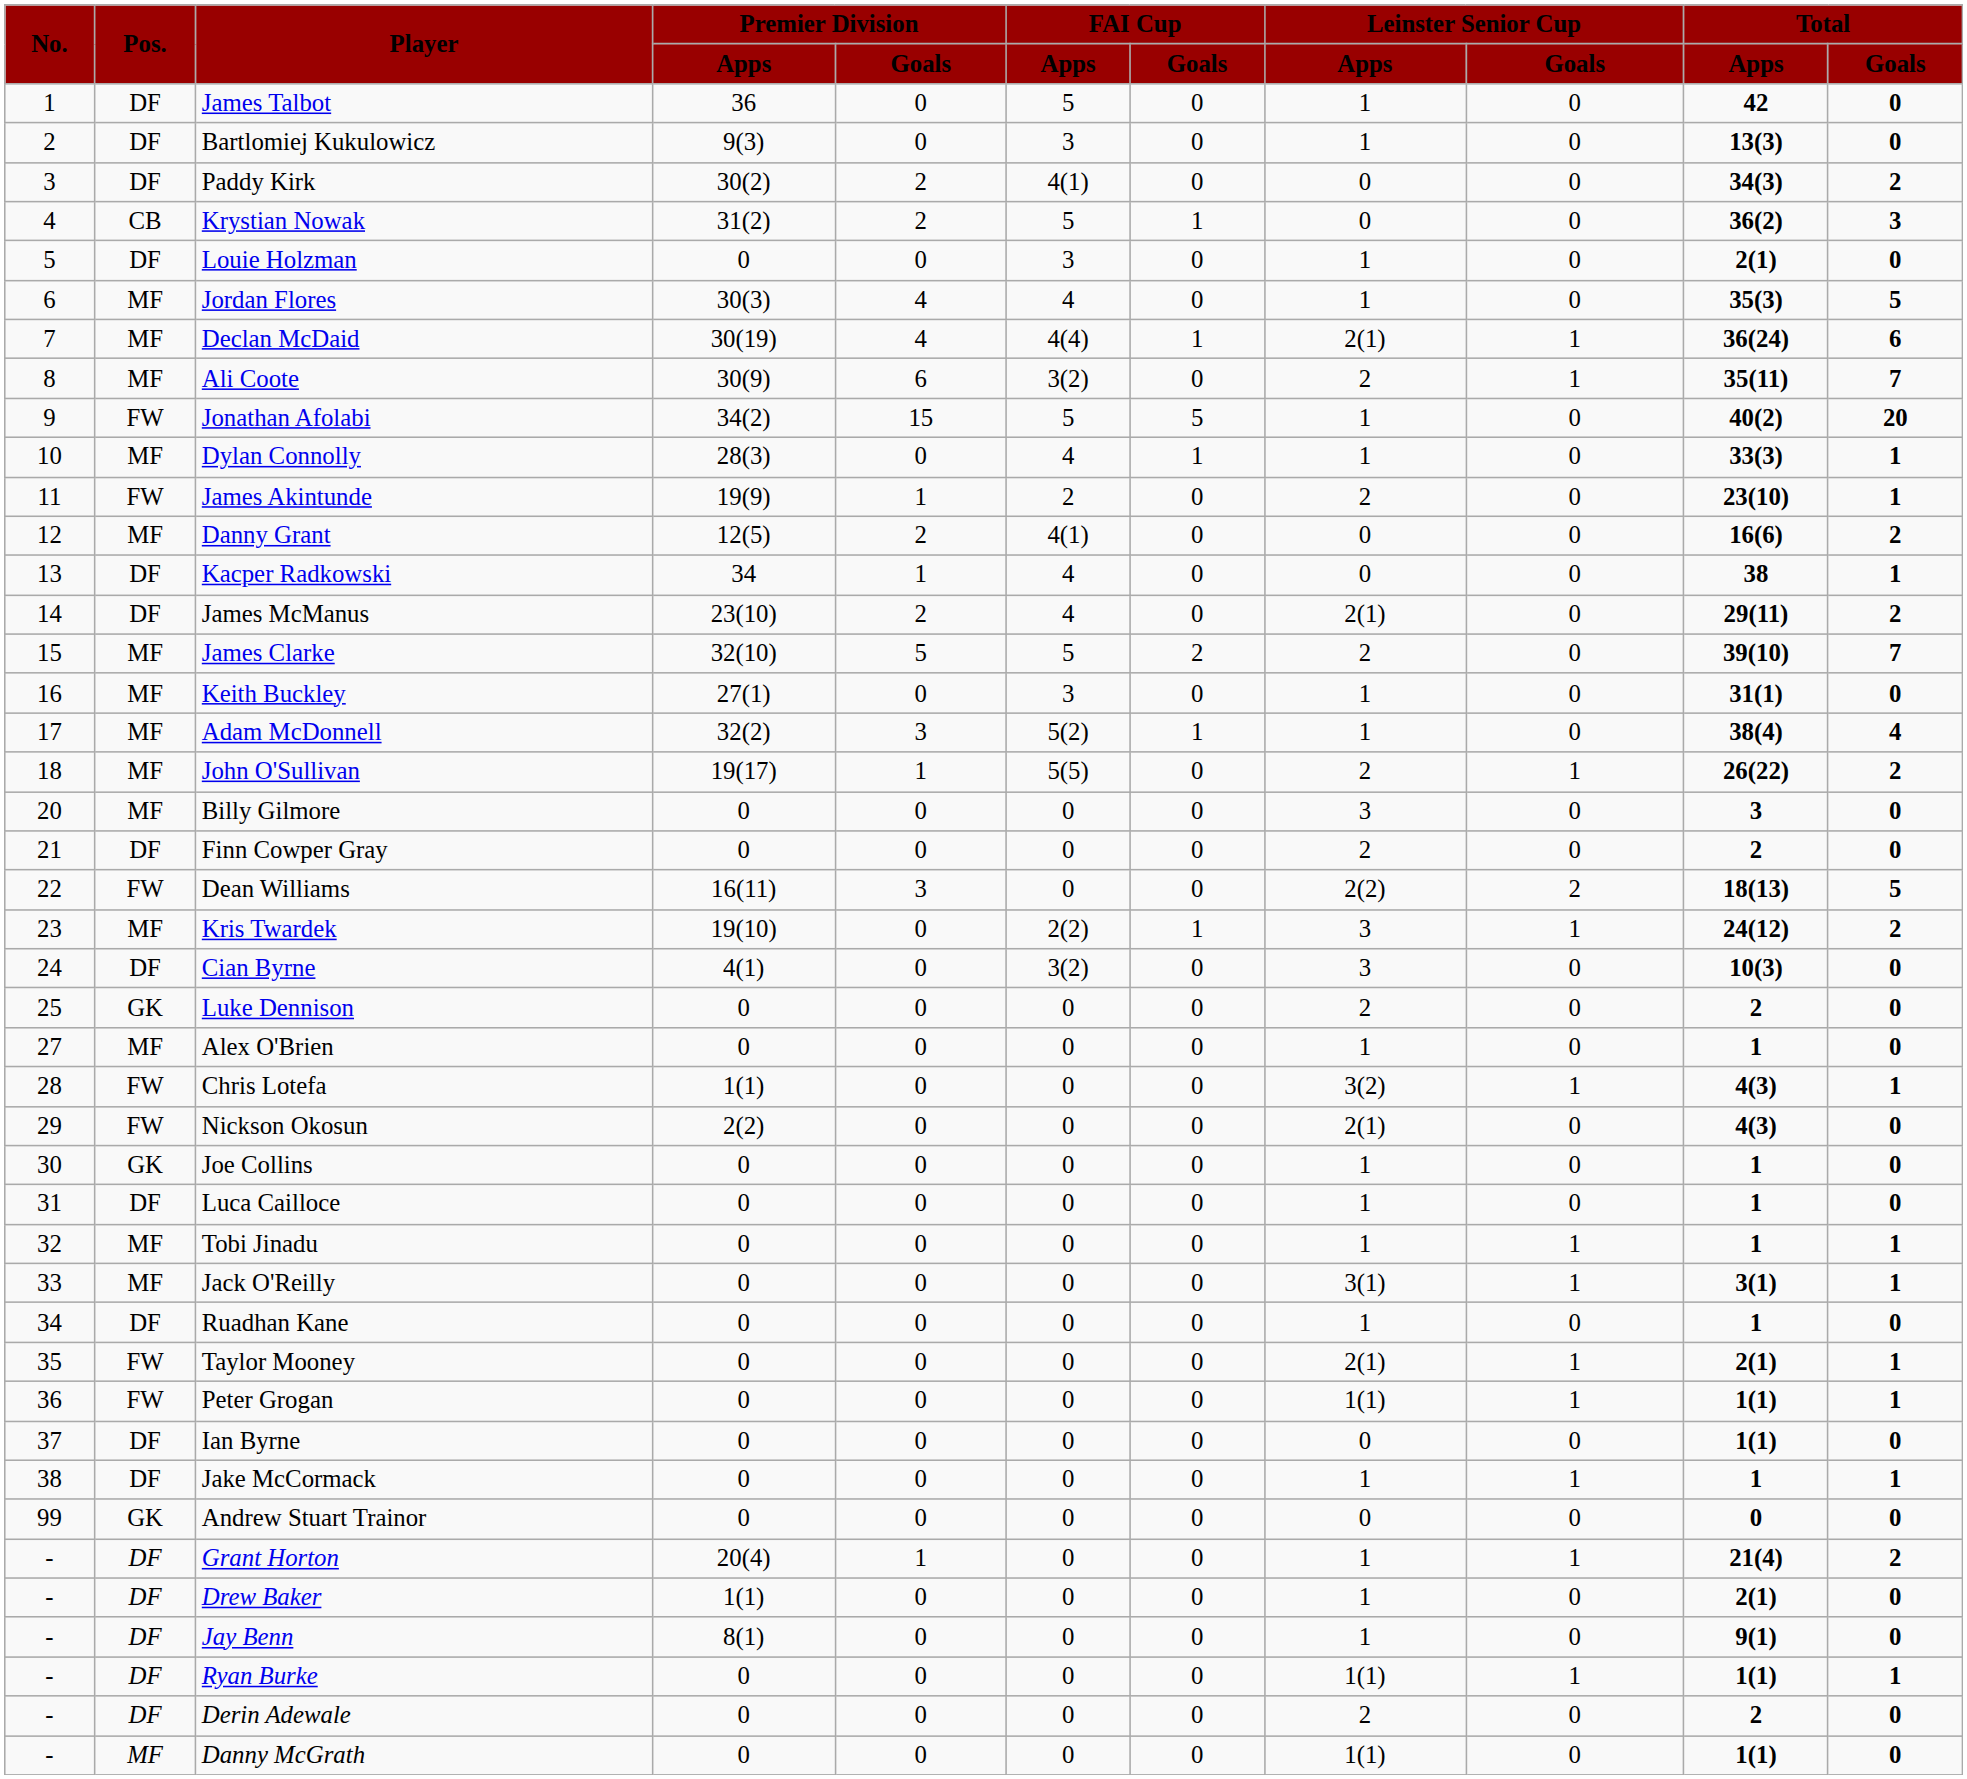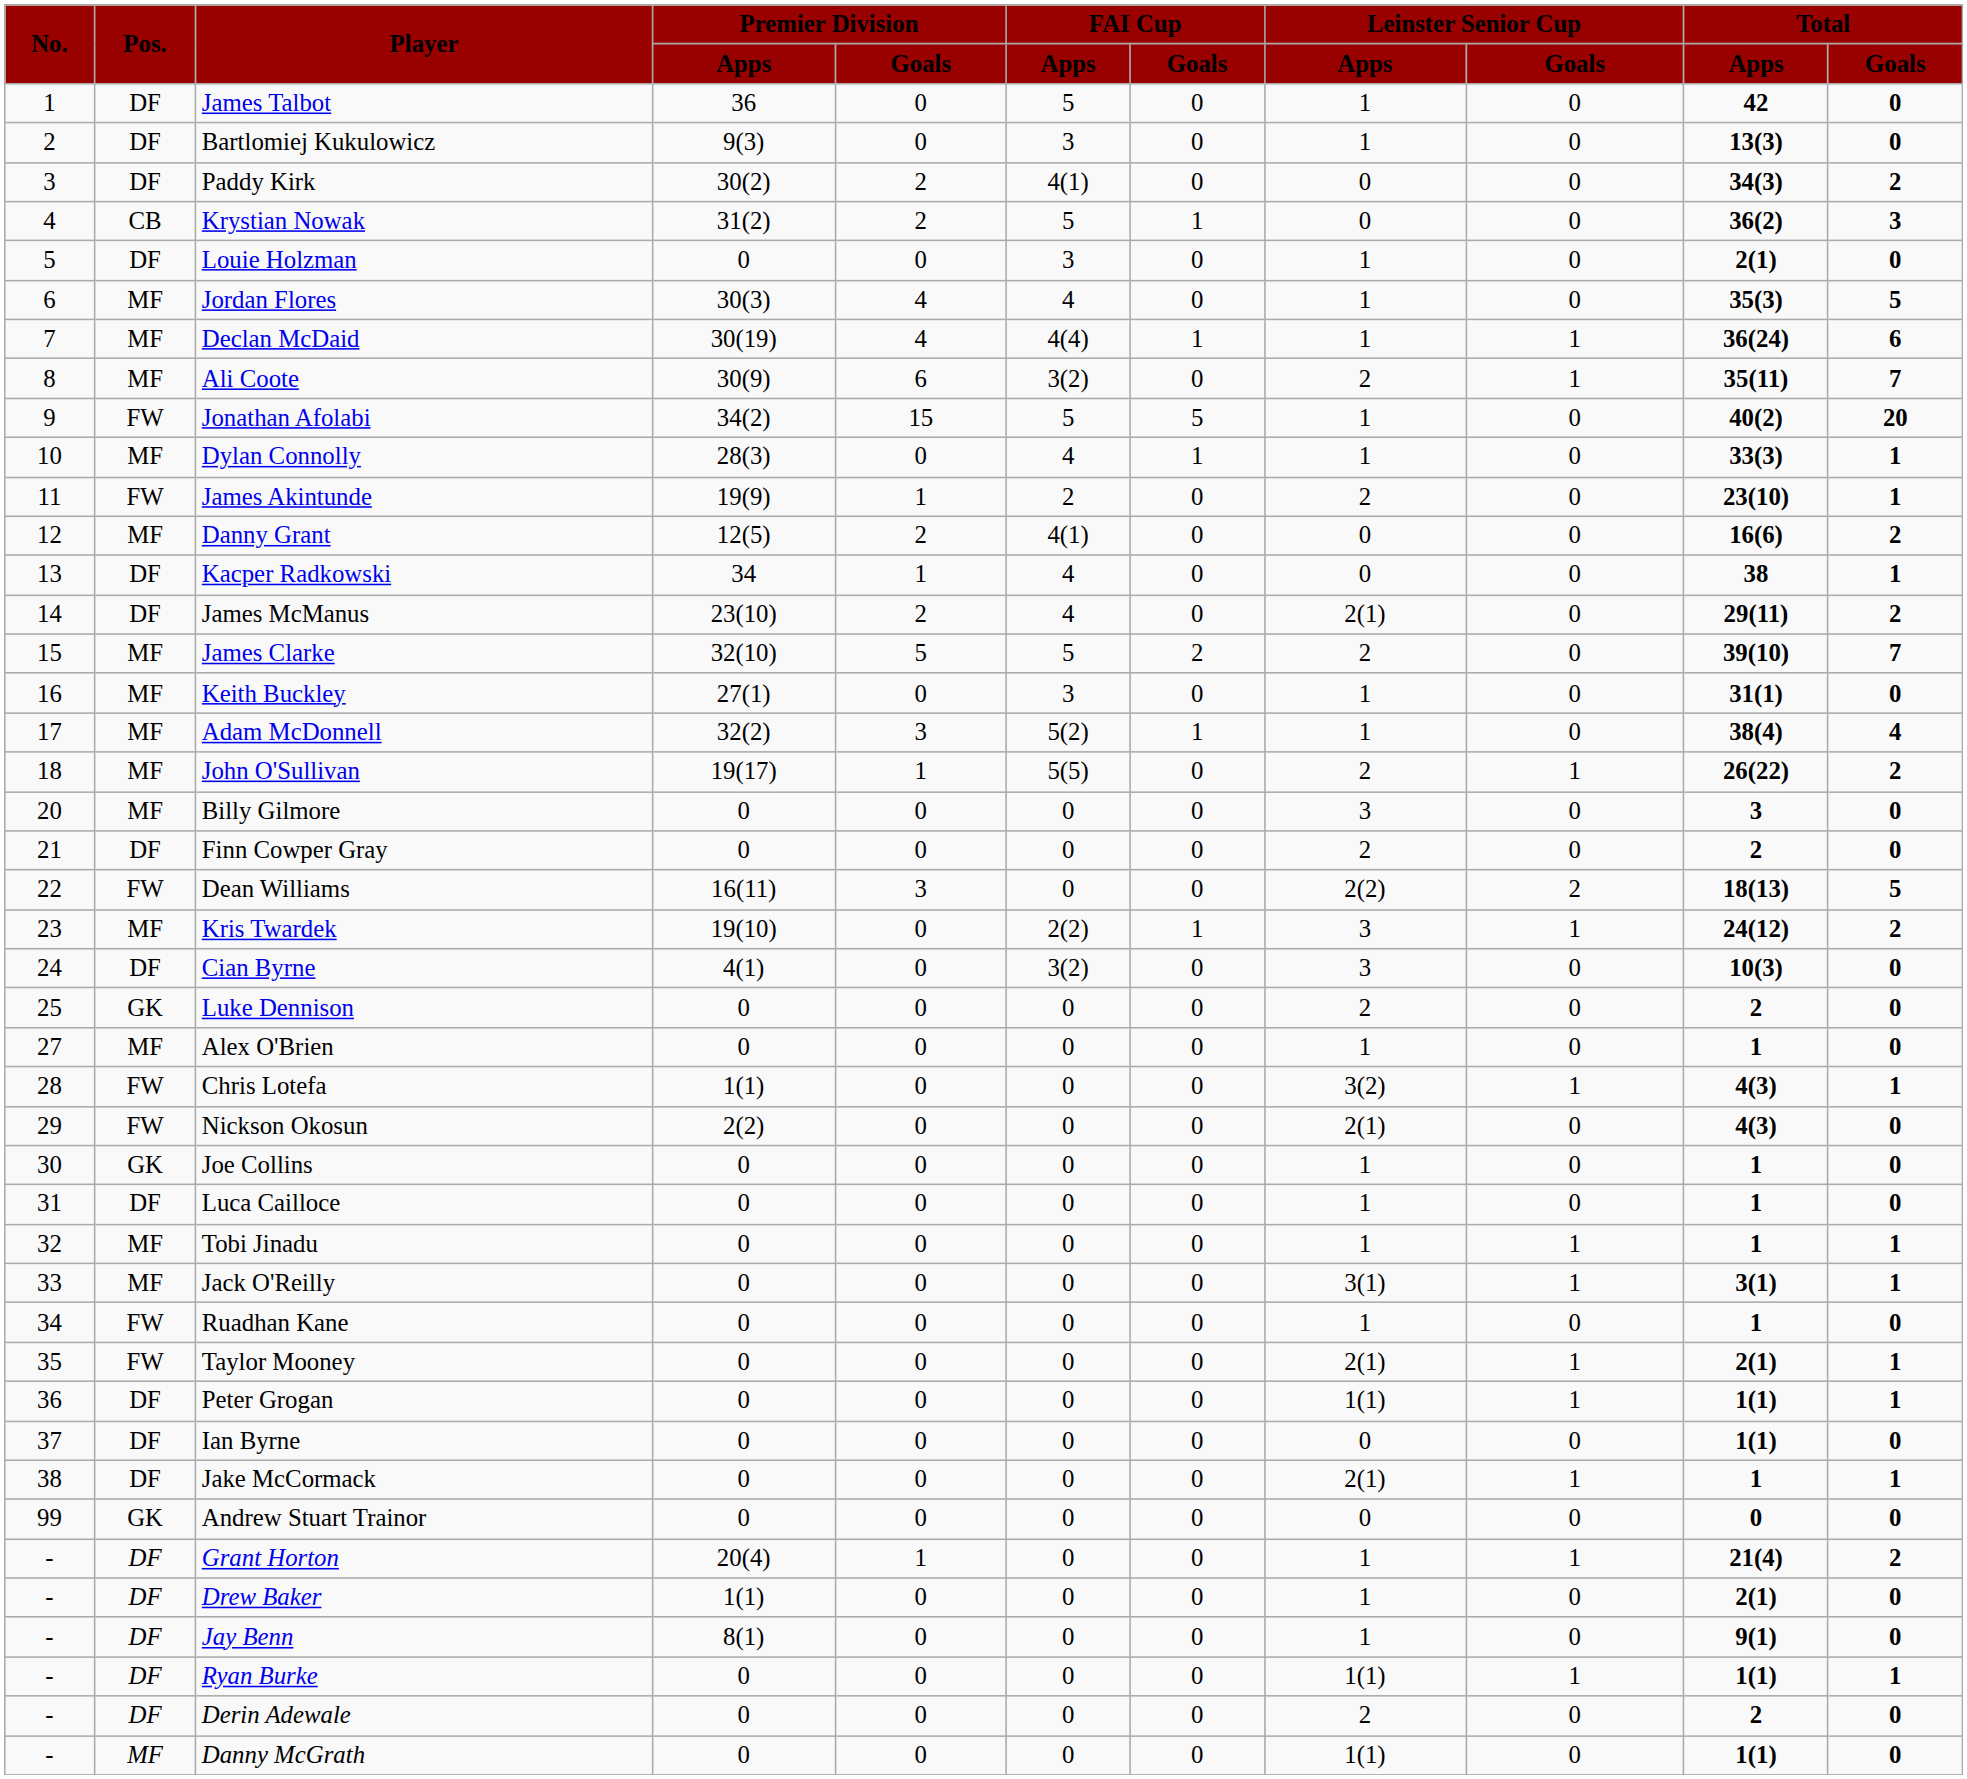(1365, 338) 2(1) -> (1365, 338) 1
(145, 1322) DF -> (145, 1322) FW
(145, 1400) FW -> (145, 1400) DF
(1365, 1479) 1 -> (1365, 1479) 2(1)
